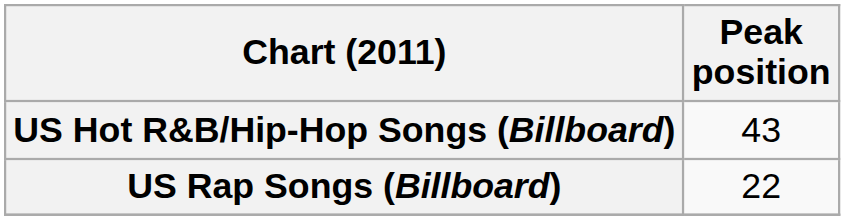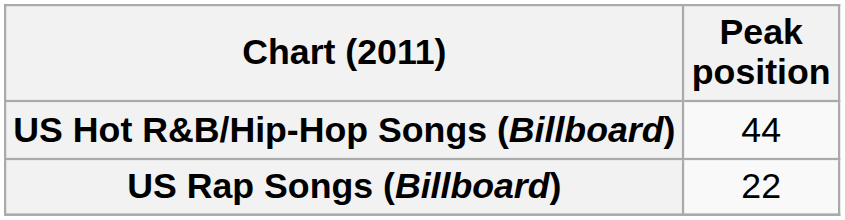(761, 129) 43 -> (761, 129) 44
